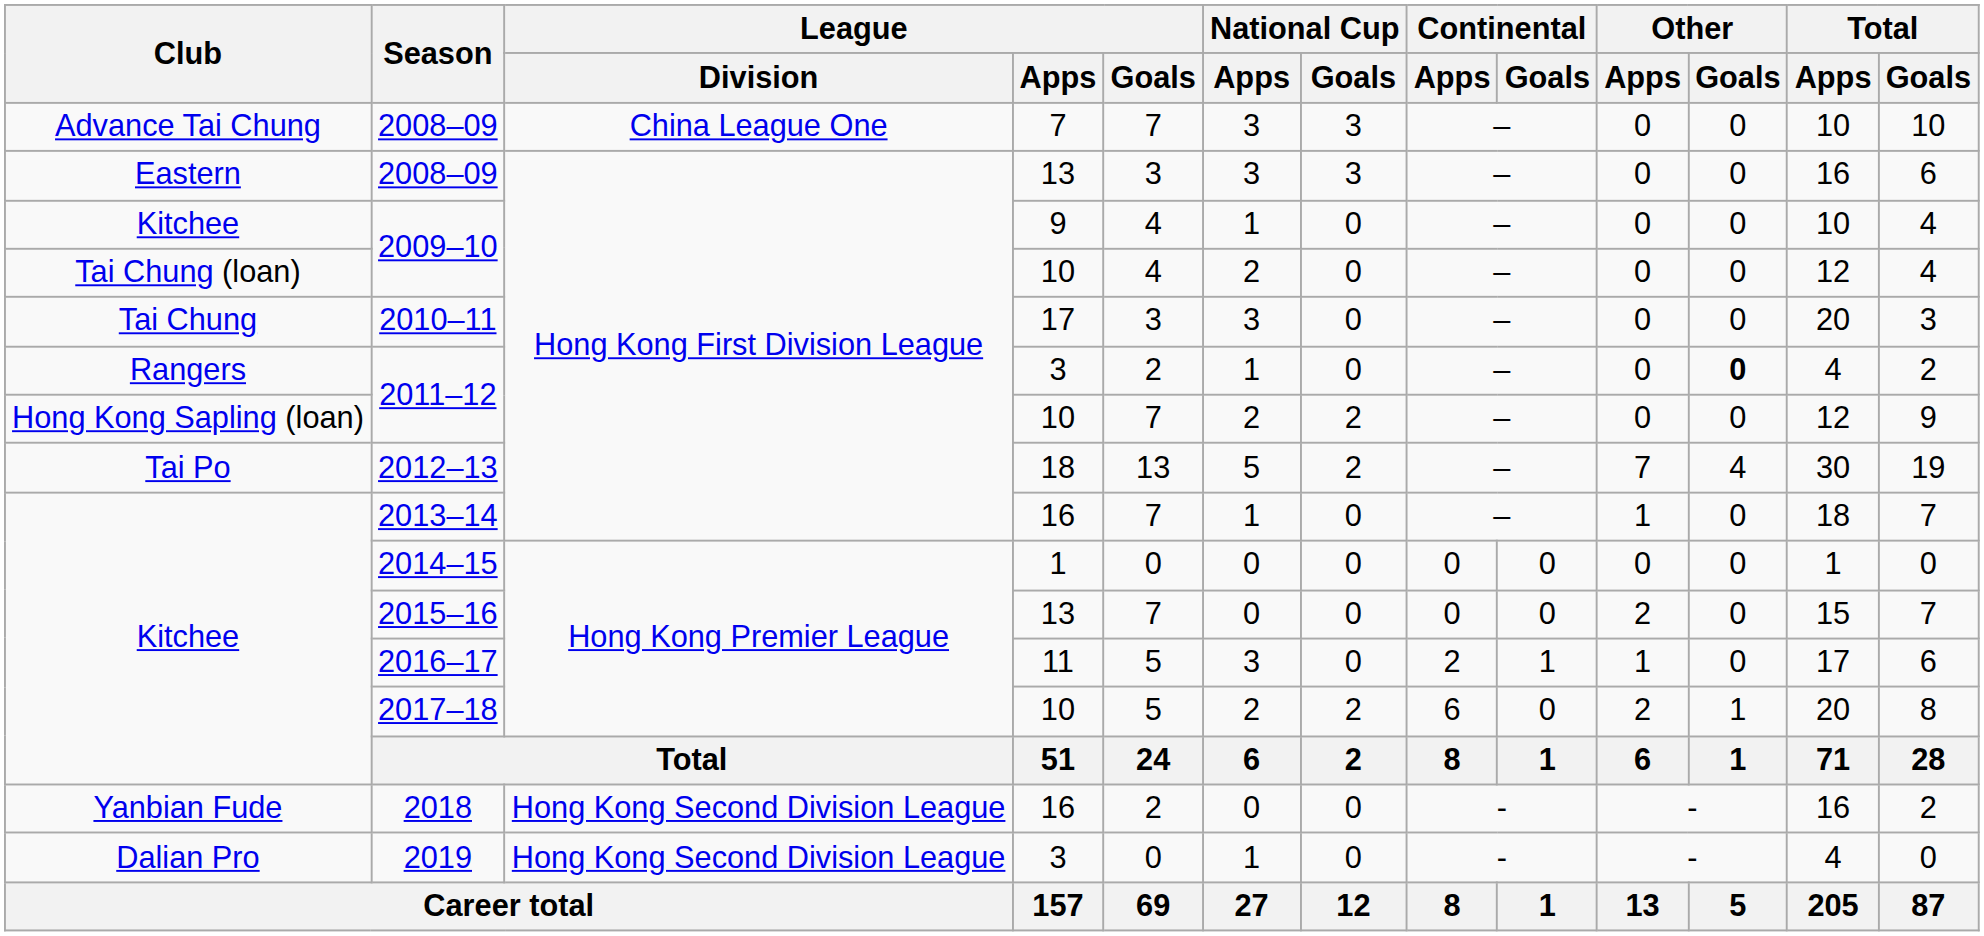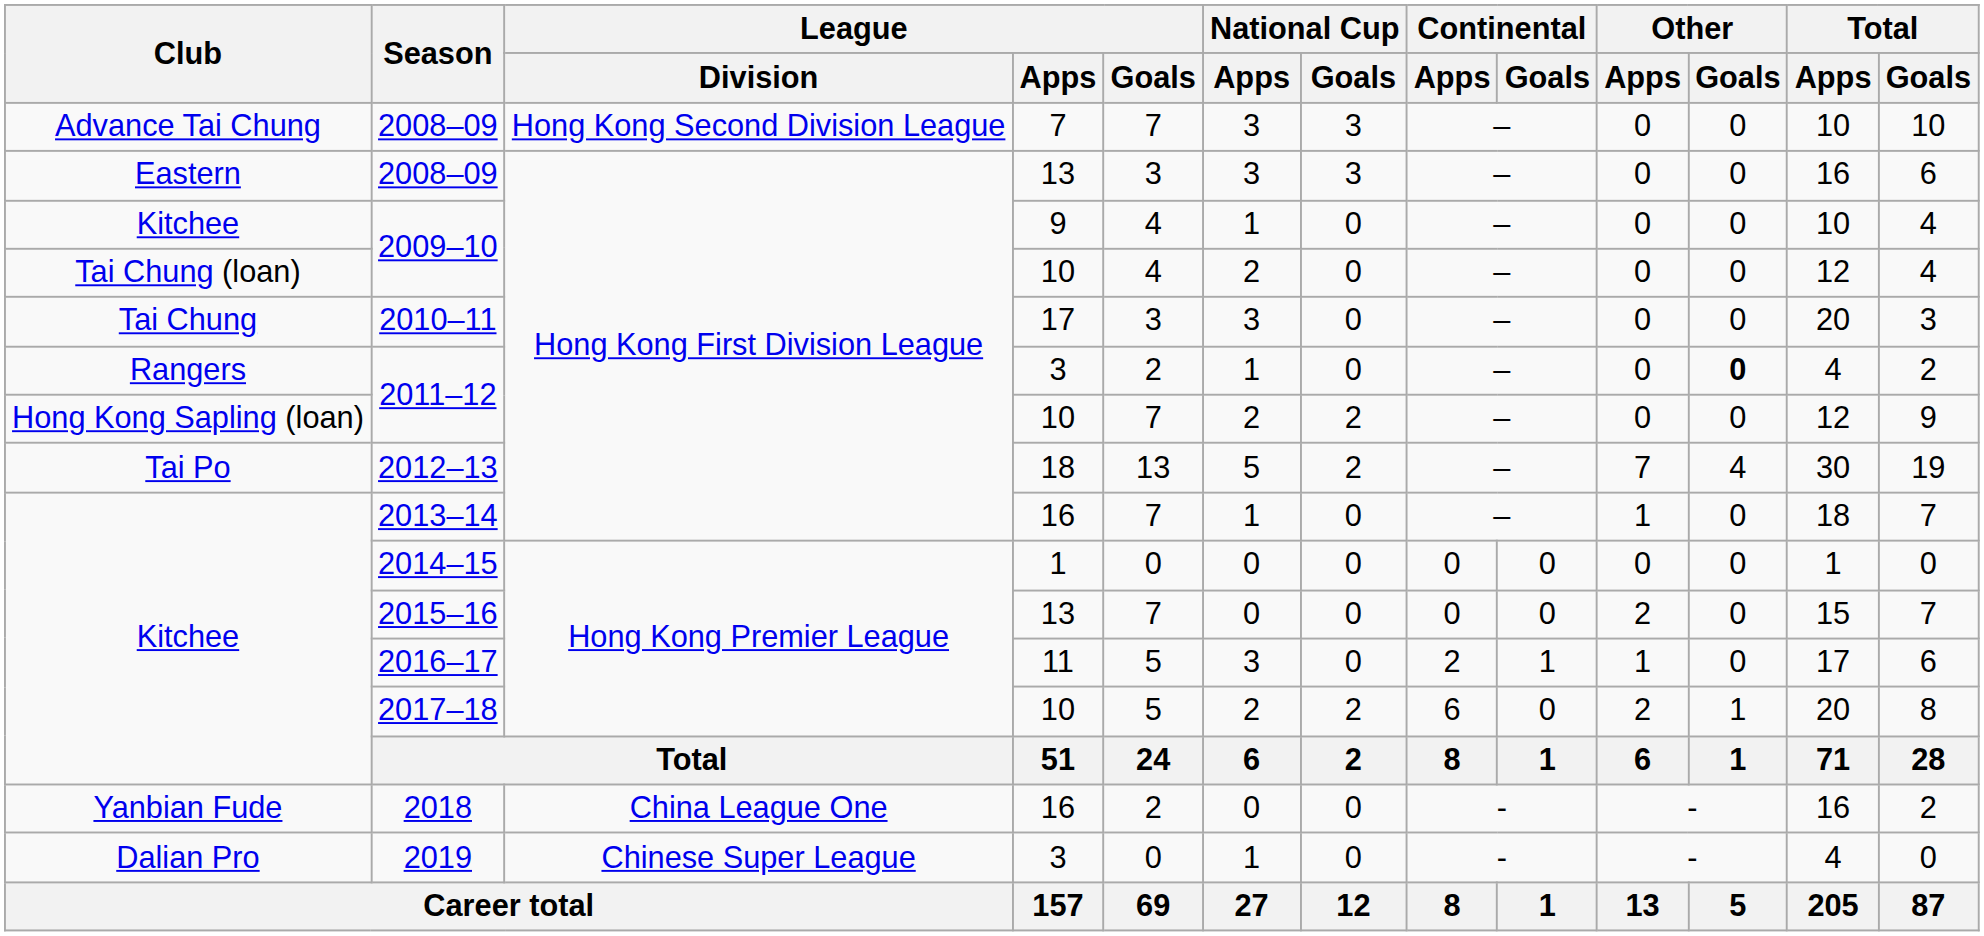(759, 126) China League One -> (759, 126) Hong Kong Second Division League
(759, 808) Hong Kong Second Division League -> (759, 808) China League One
(759, 857) Hong Kong Second Division League -> (759, 857) Chinese Super League
